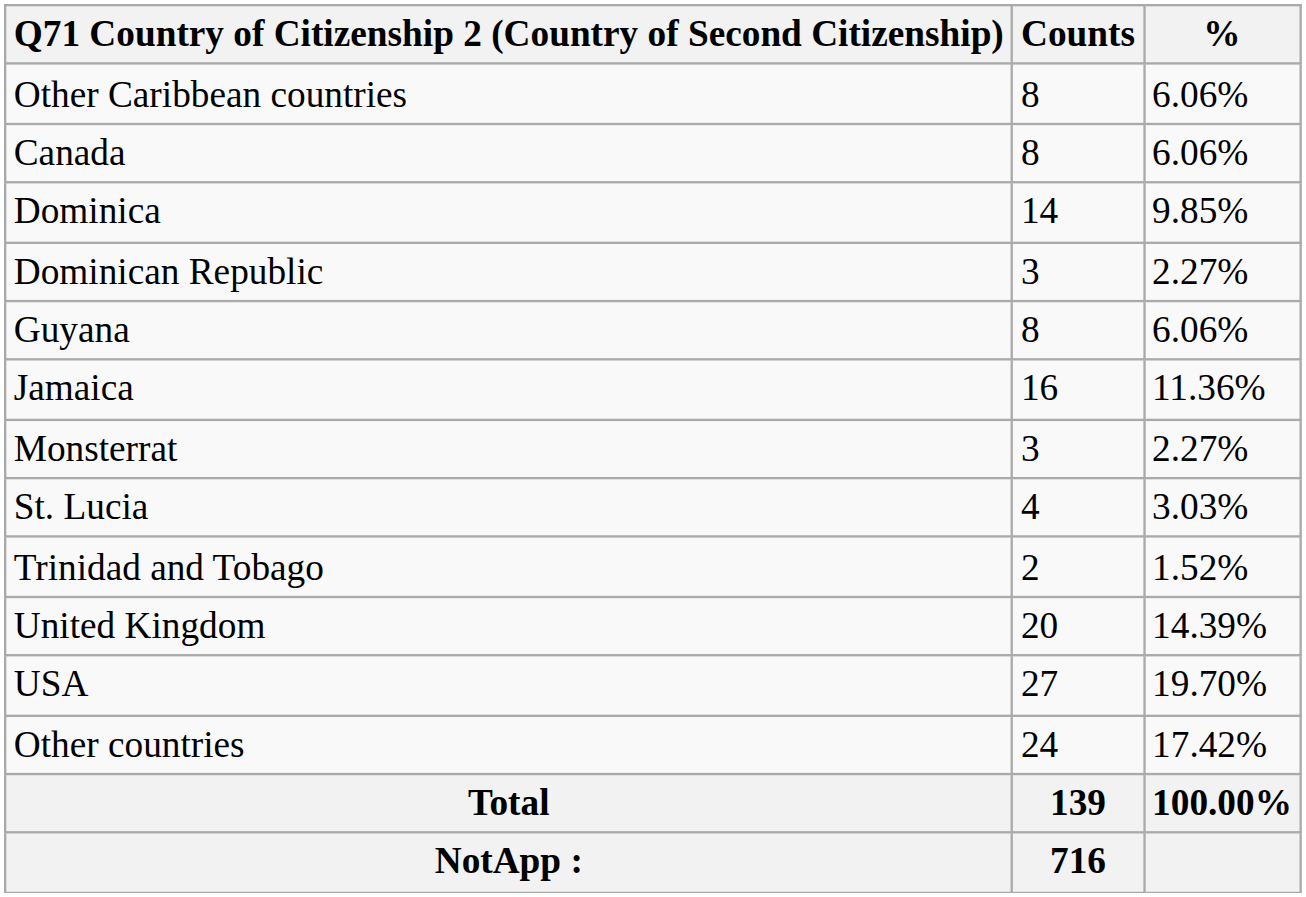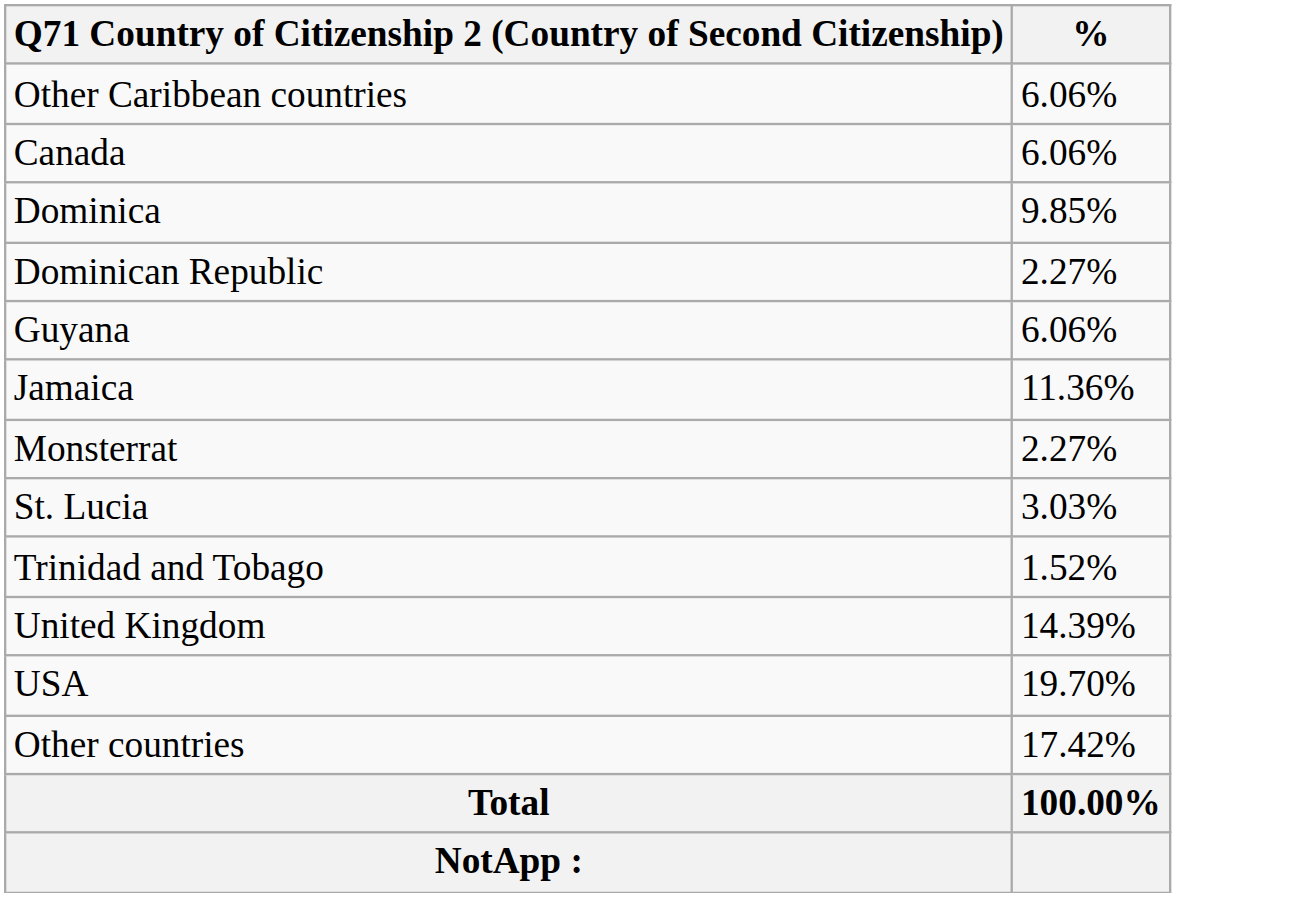- column: (1078, 34)
